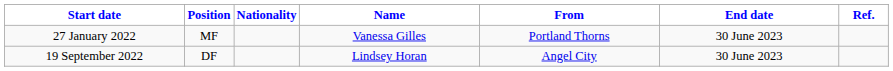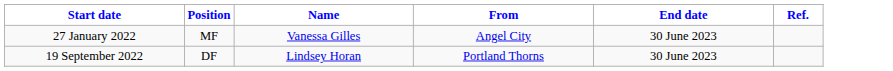- column: (267, 15)
(569, 35) Portland Thorns -> (503, 35) Angel City
(569, 56) Angel City -> (503, 56) Portland Thorns
